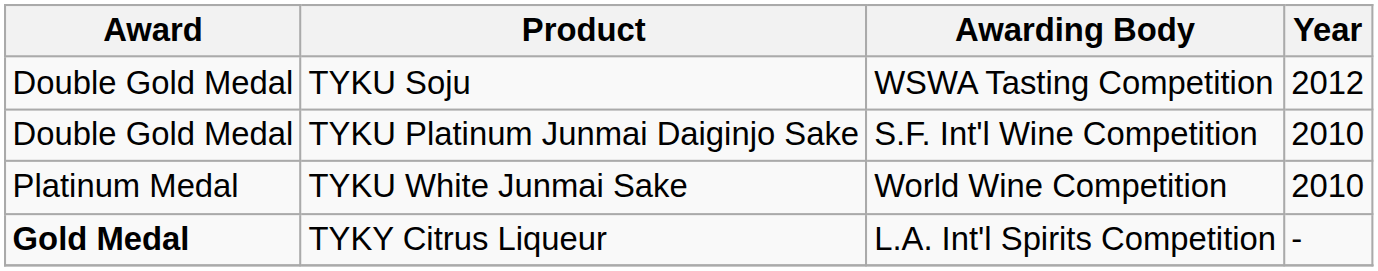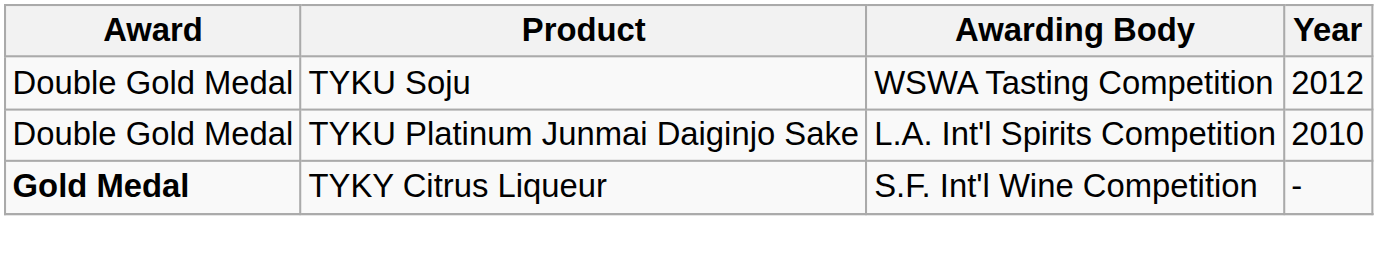(1066, 134) S.F. Int'l Wine Competition -> (1075, 134) L.A. Int'l Spirits Competition
- row: (498, 186)
(1075, 238) L.A. Int'l Spirits Competition -> (1066, 186) S.F. Int'l Wine Competition
